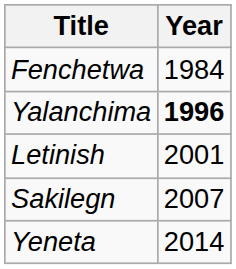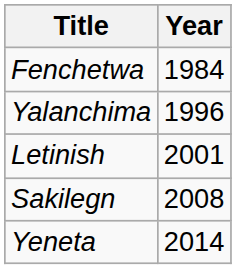(194, 112) bold -> (194, 112) normal
(194, 198) 2007 -> (194, 198) 2008
